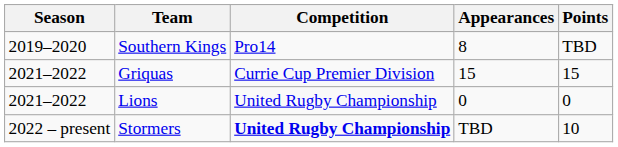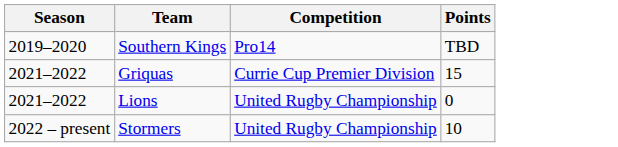- column: (506, 18)
(342, 127) bold -> (335, 127) normal
